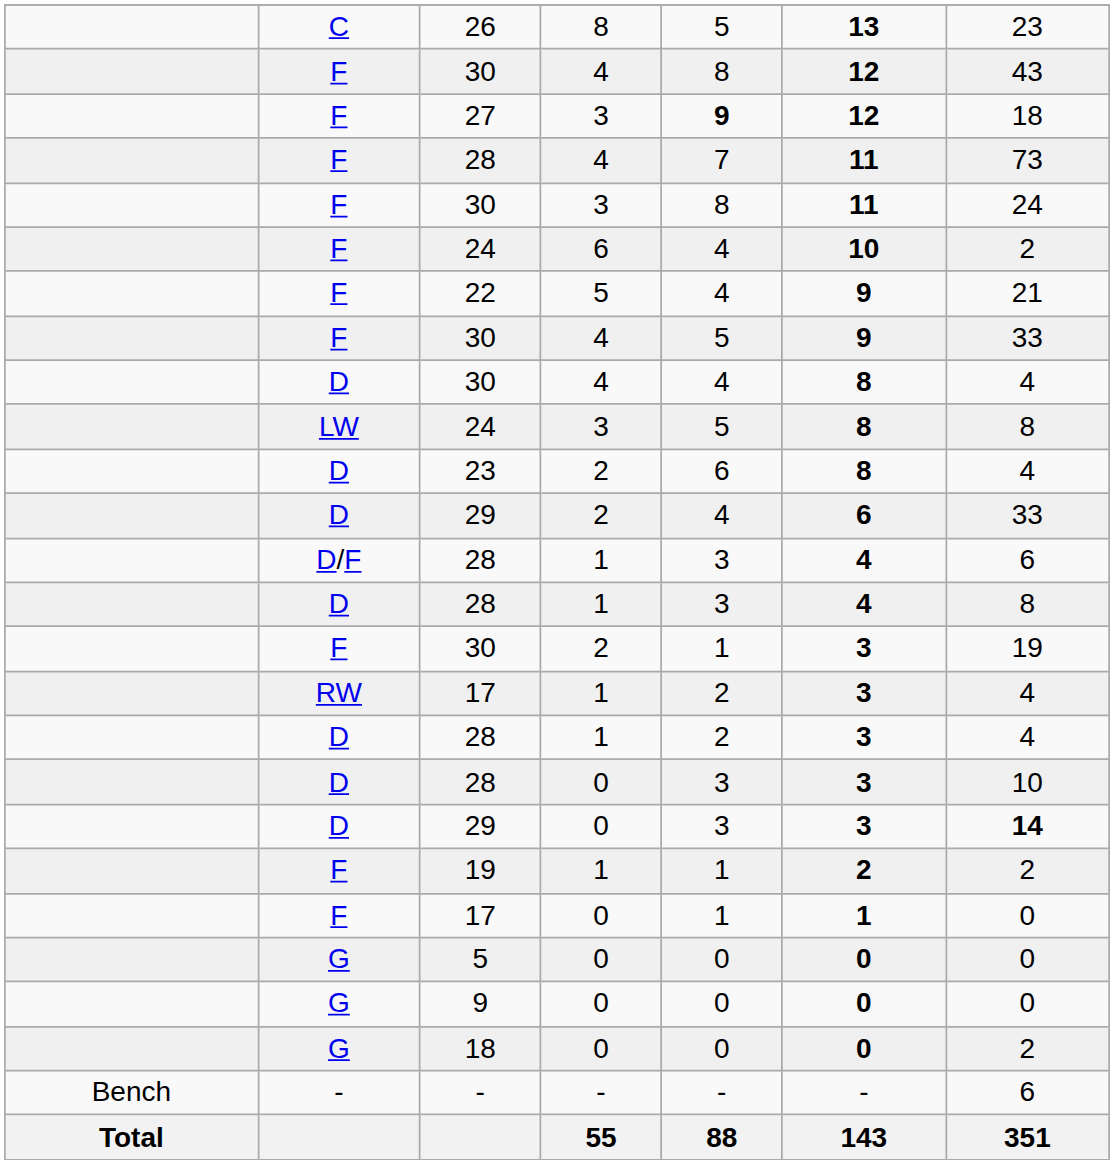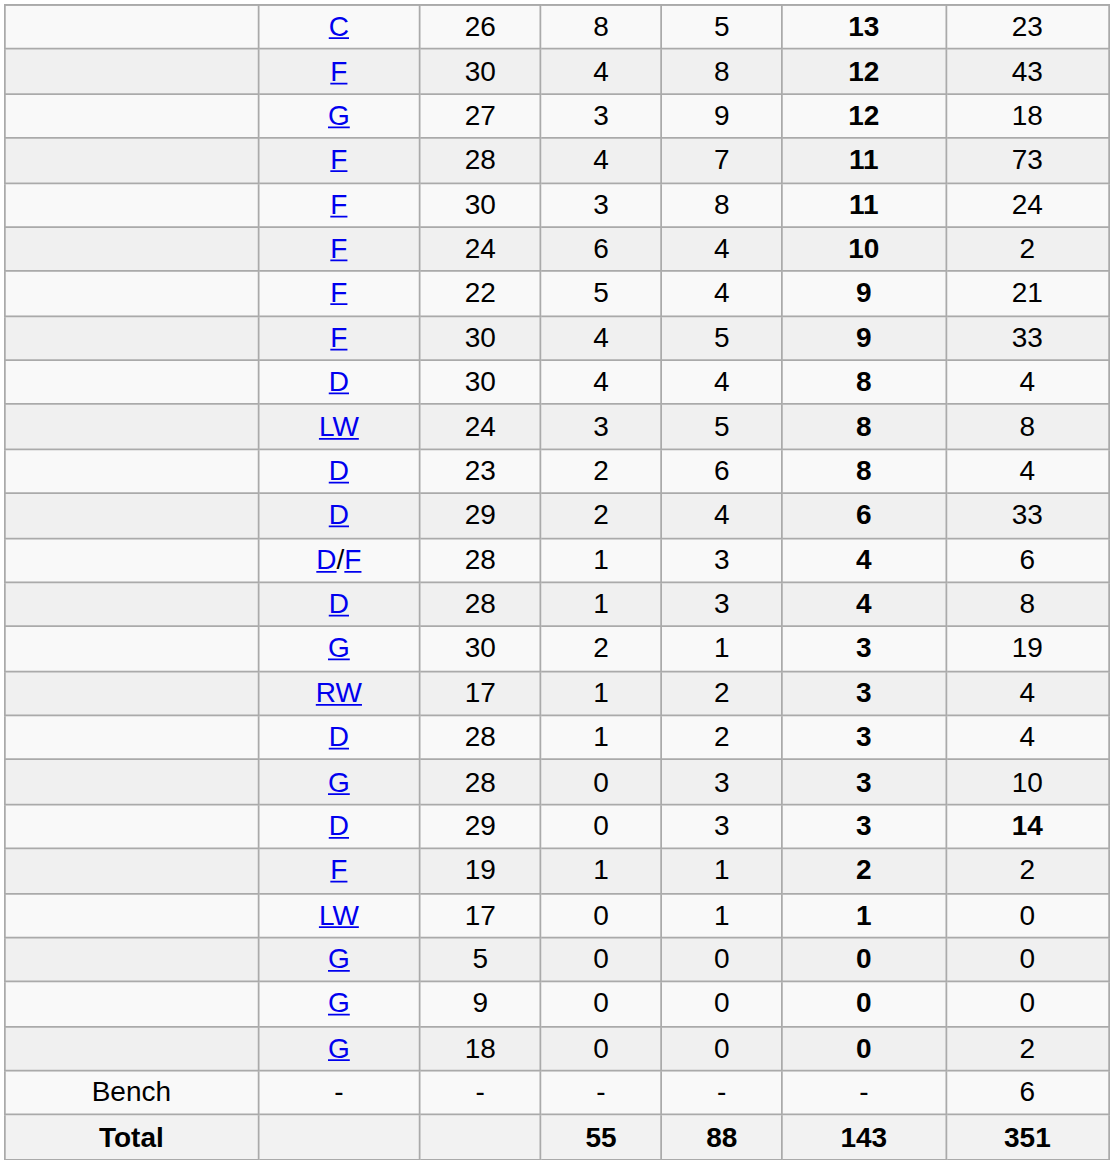(339, 115) F -> (339, 115) G
(722, 115) bold -> (722, 115) normal
(339, 648) F -> (339, 648) G
(339, 781) D -> (339, 781) G
(339, 914) F -> (339, 914) LW
